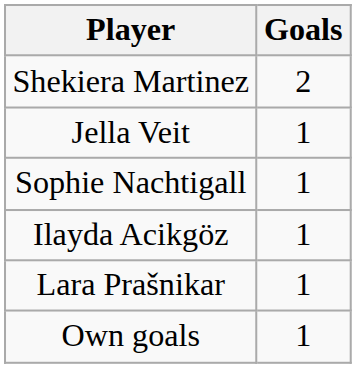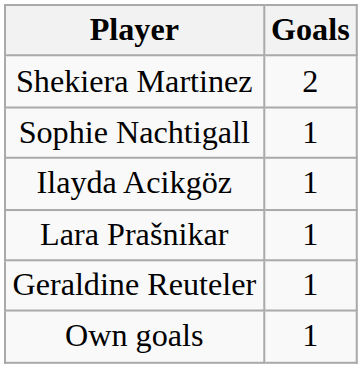- row: (131, 132)
+ row: (134, 285)
